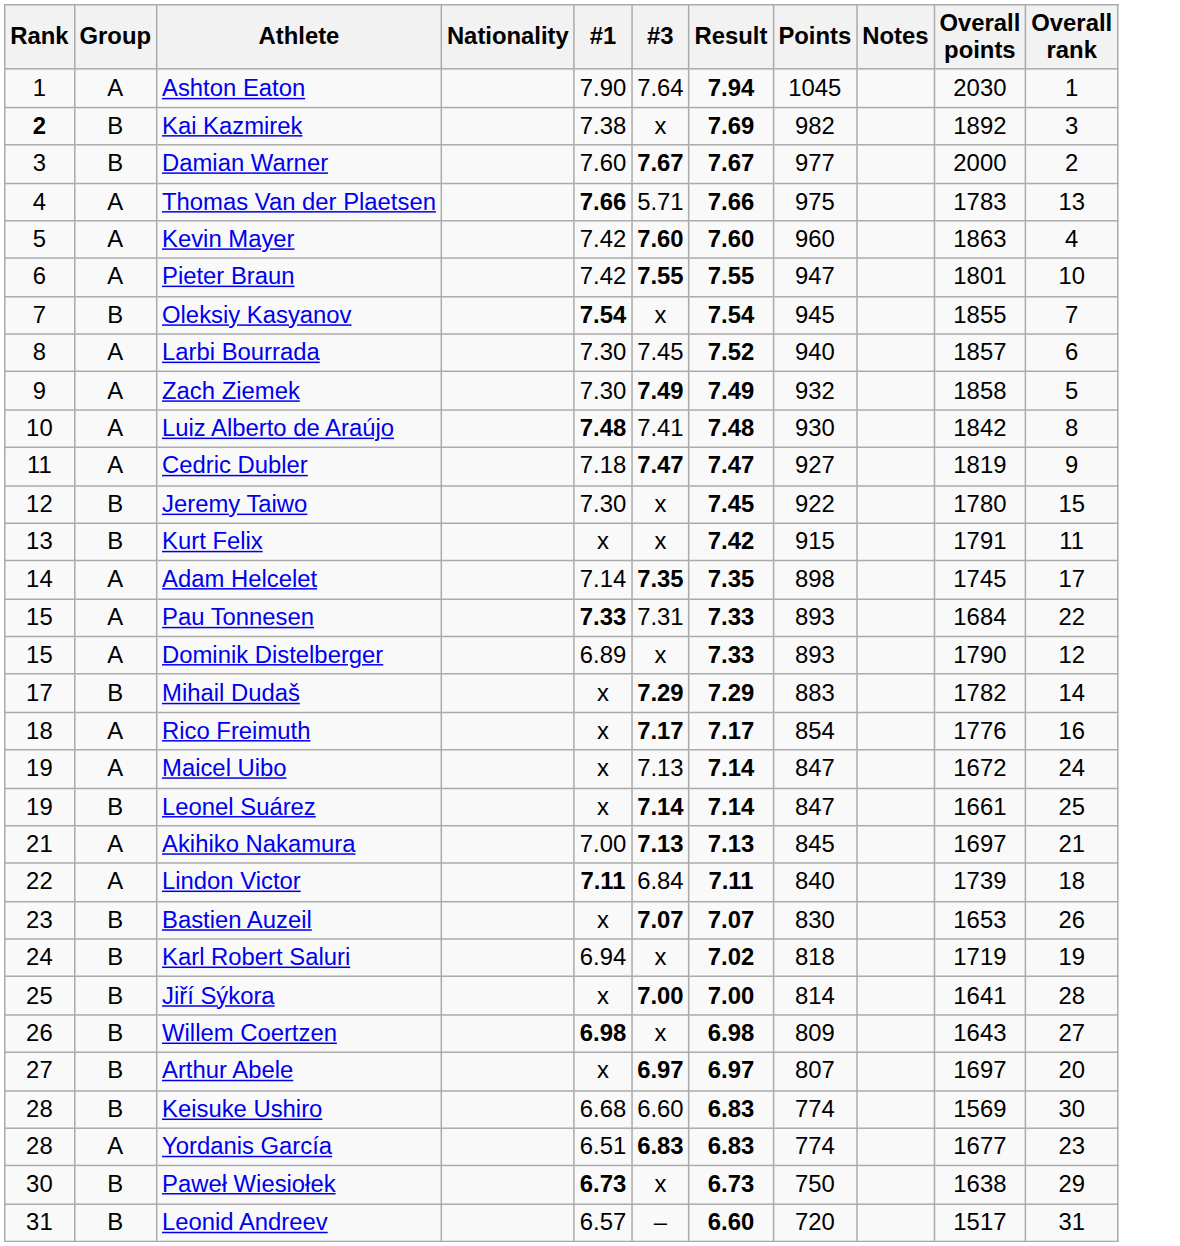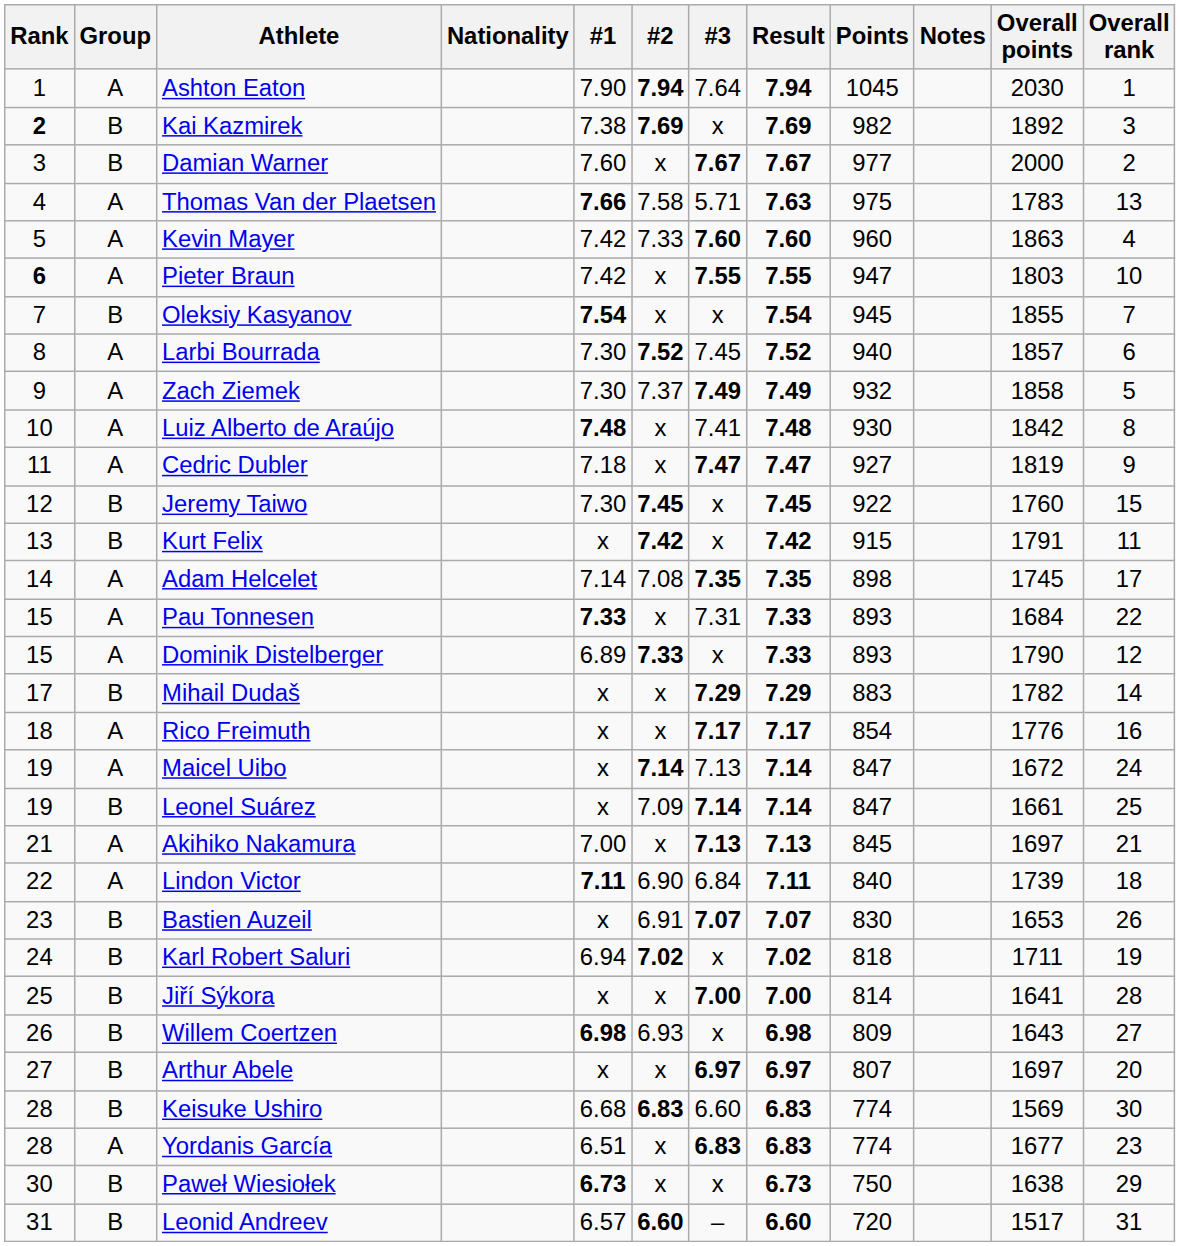+ column: (660, 36)
(731, 201) 7.66 -> (788, 201) 7.63
(39, 277) normal -> (39, 277) bold
(980, 277) 1801 -> (1037, 277) 1803
(980, 503) 1780 -> (1037, 503) 1760
(980, 957) 1719 -> (1037, 957) 1711
